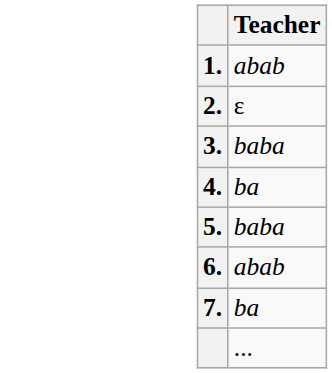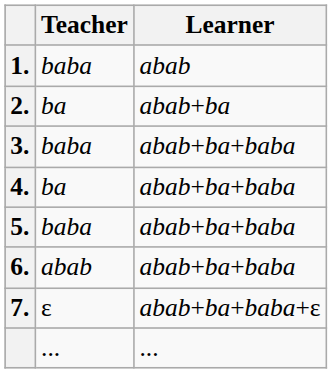+ column: (230, 25)
(259, 65) abab -> (67, 65) baba
(239, 105) ε -> (54, 105) ba
(247, 307) ba -> (46, 307) ε
